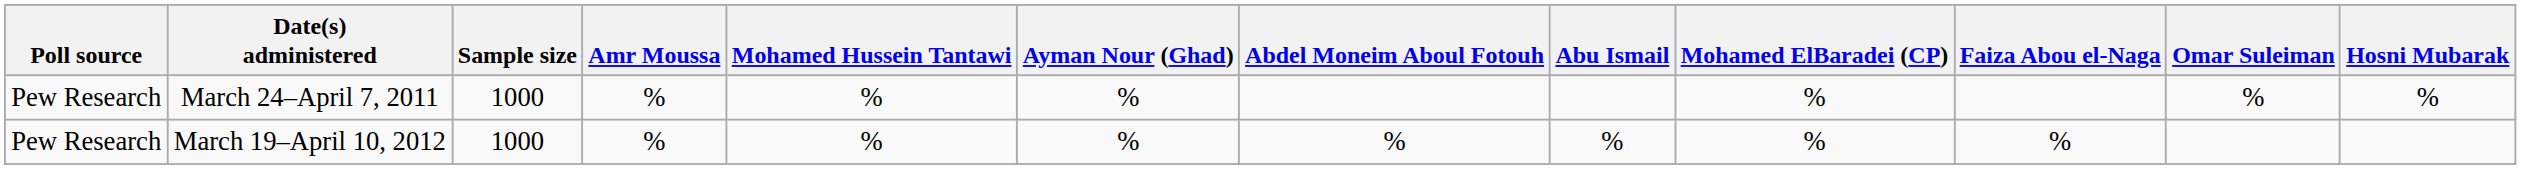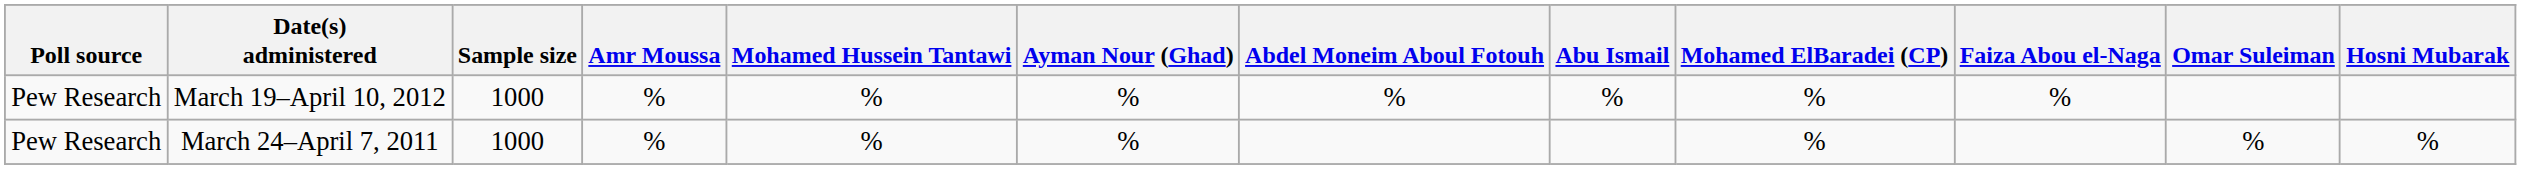rows swapped: (310, 141) <-> (310, 97)
